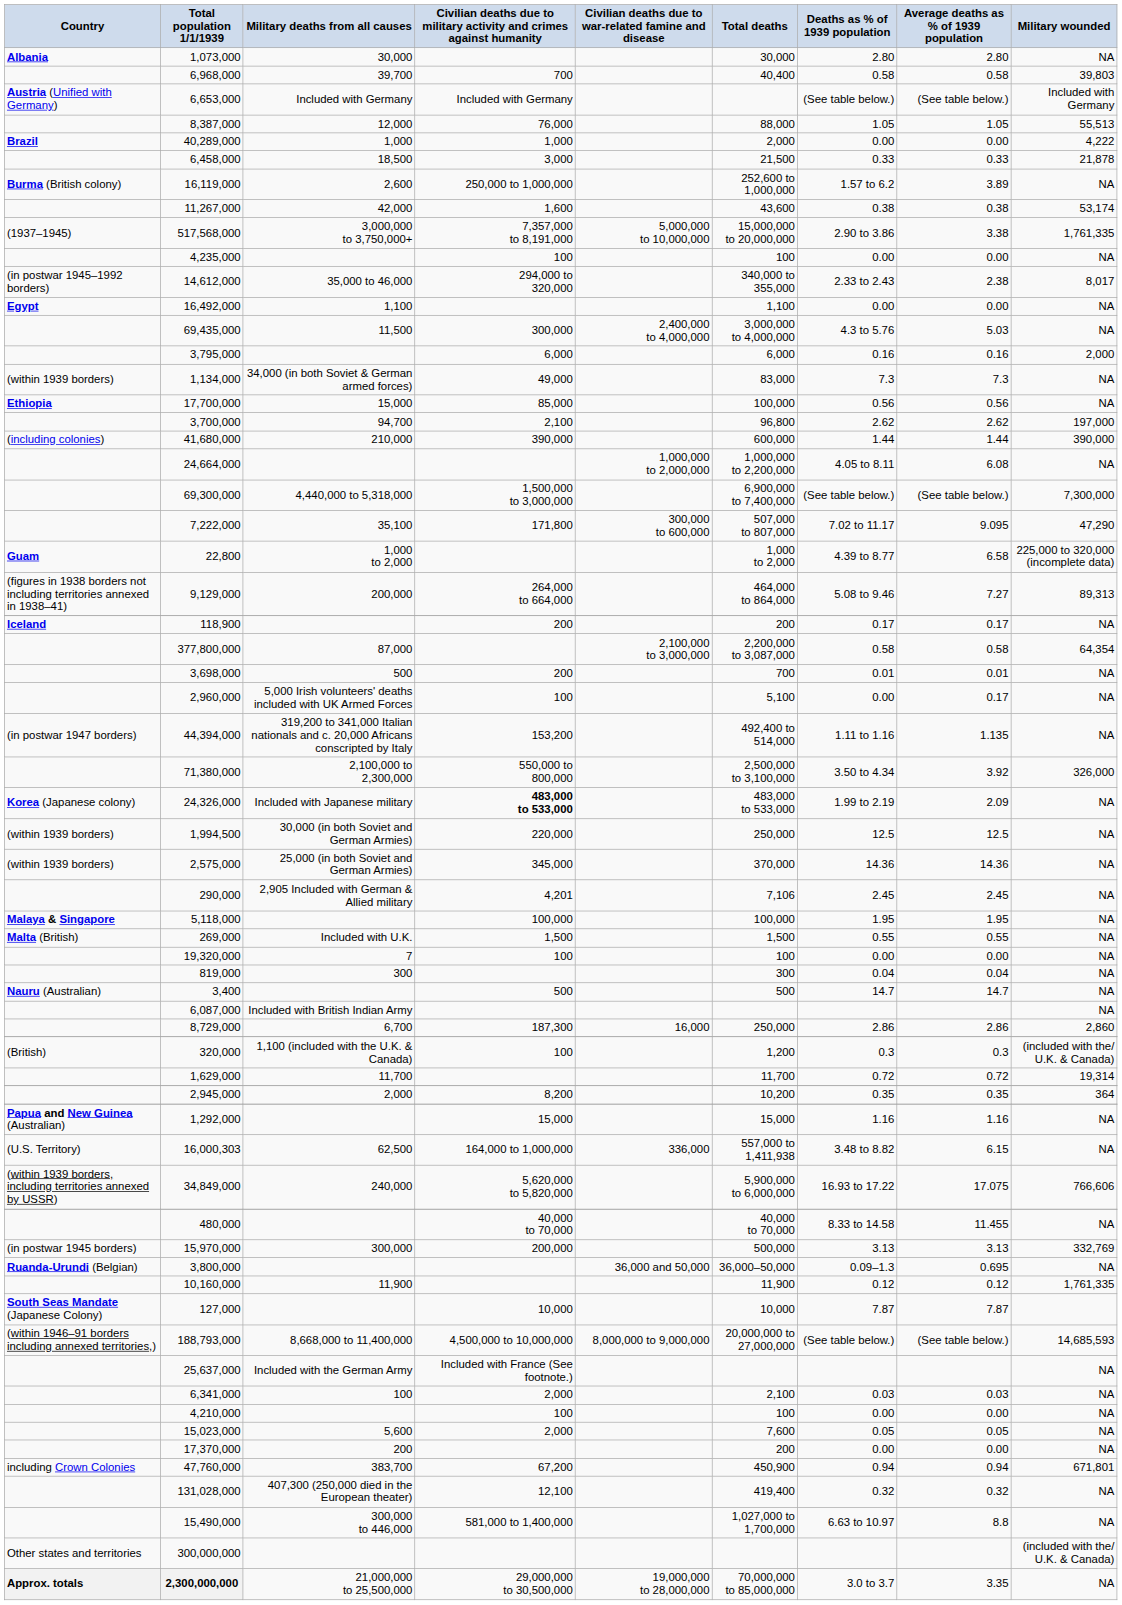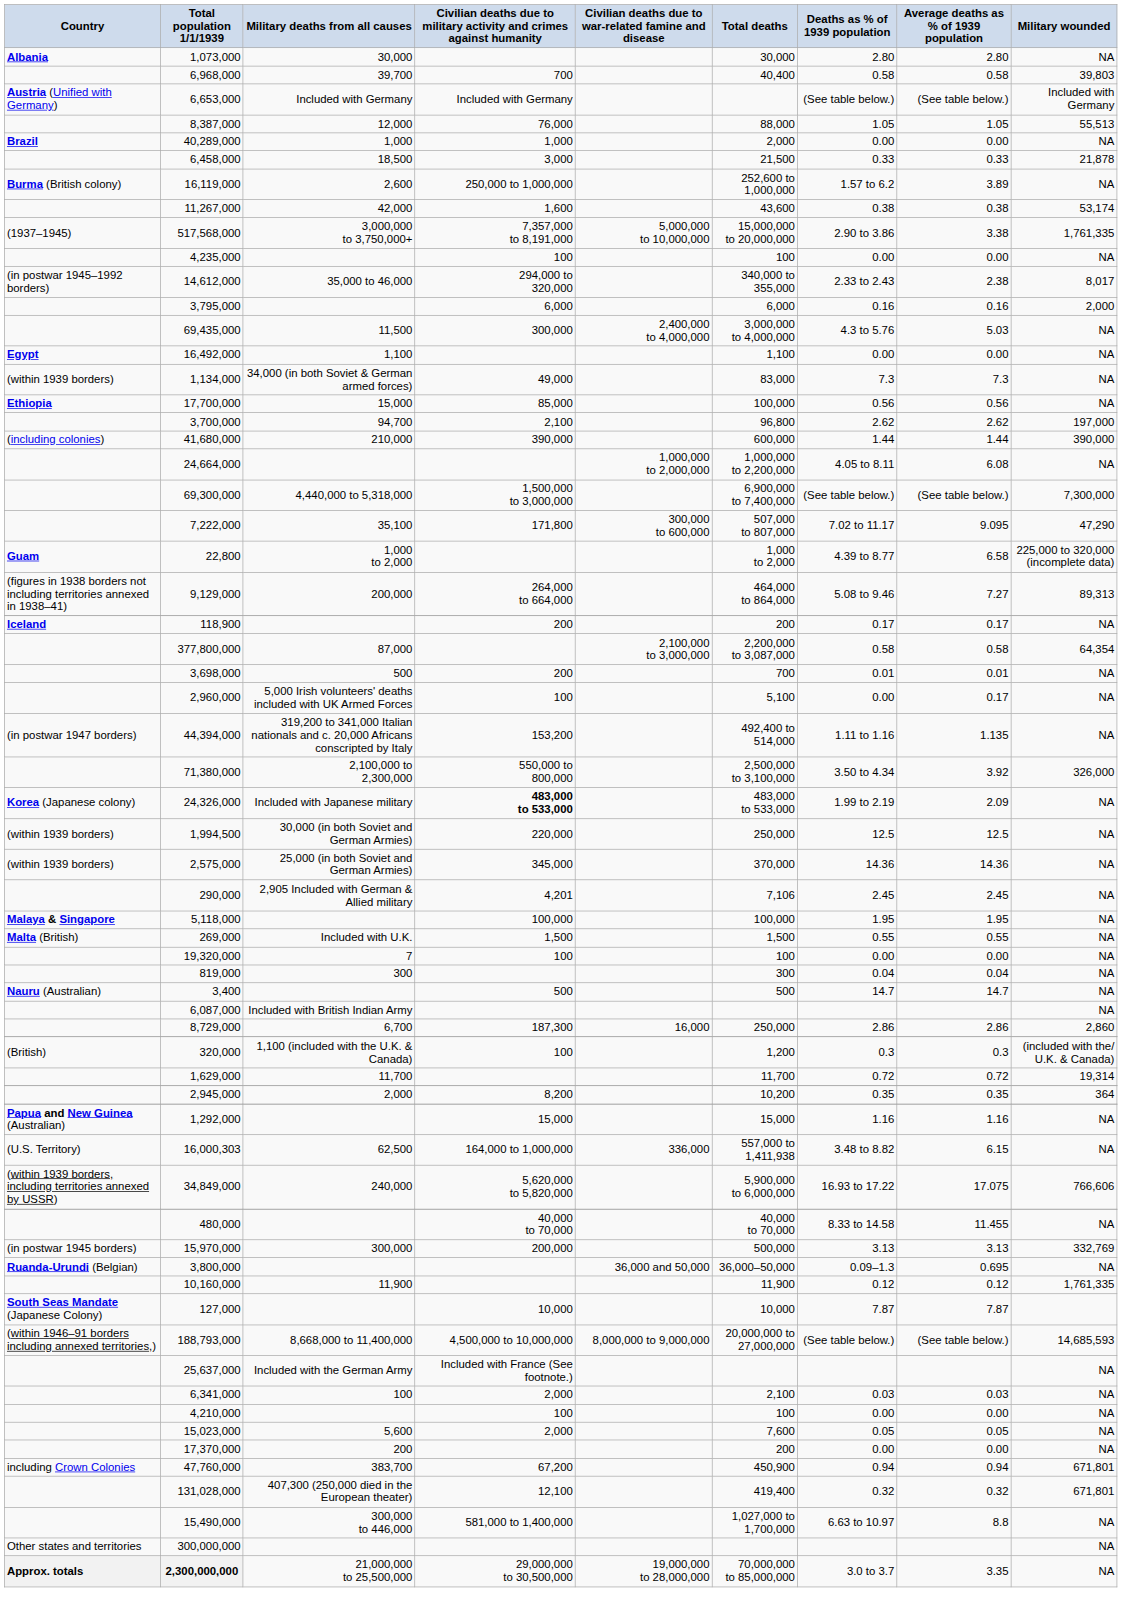(1100, 141) 4,222 -> (1106, 141) NA
rows swapped: (215, 355) <-> (212, 306)
(1106, 1491) NA -> (1094, 1491) 671,801
(1069, 1553) (included with the/ U.K. & Canada) -> (1106, 1547) NA
